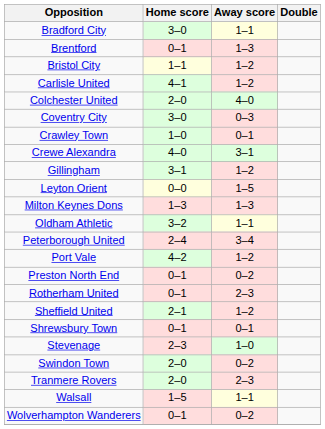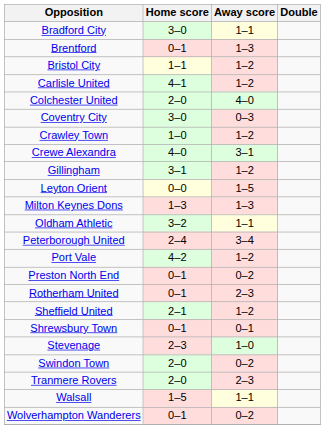(245, 135) 0–1 -> (245, 135) 1–2
